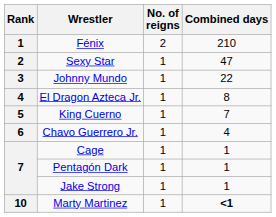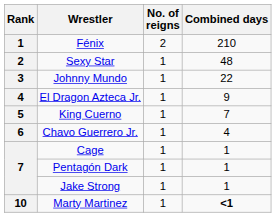(227, 61) 47 -> (227, 61) 48
(227, 97) 8 -> (227, 97) 9
